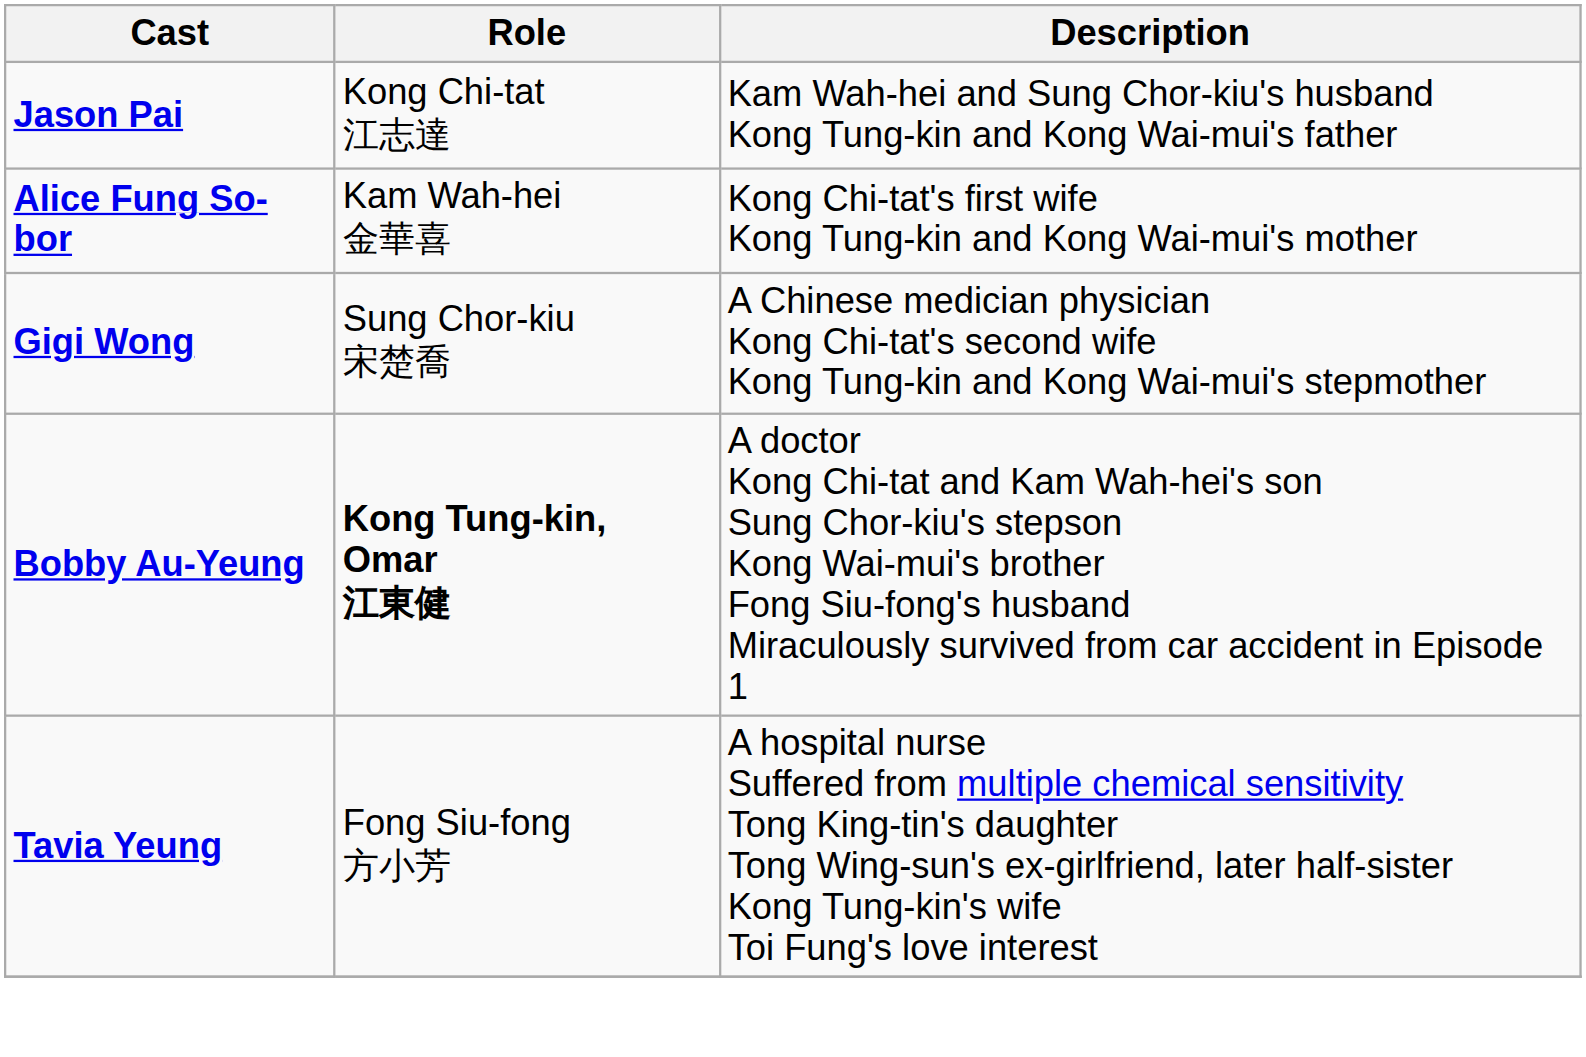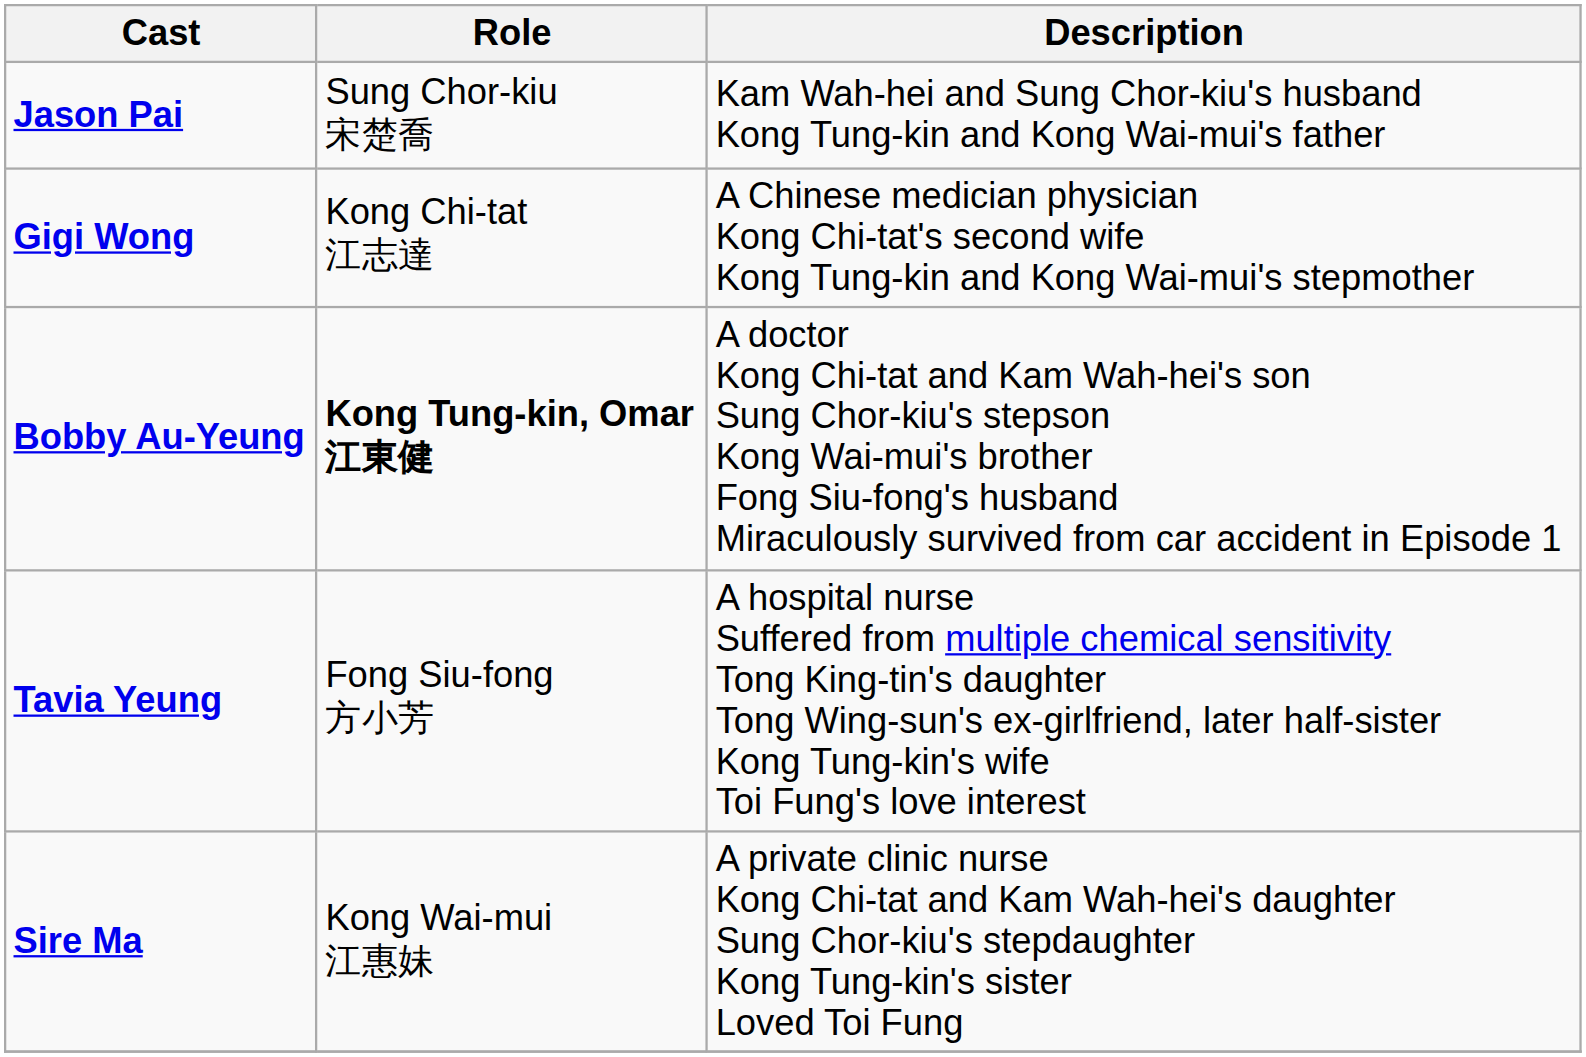(444, 112) Kong Chi-tat 江志達 -> (442, 112) Sung Chor-kiu 宋楚喬
- row: (141, 220)
(459, 340) Sung Chor-kiu 宋楚喬 -> (426, 234) Kong Chi-tat 江志達
+ row: (78, 941)
